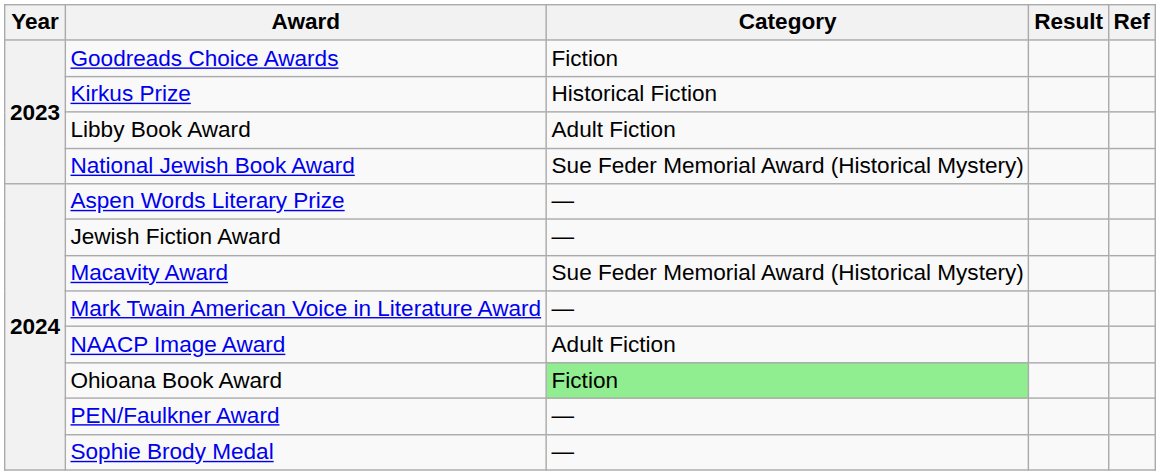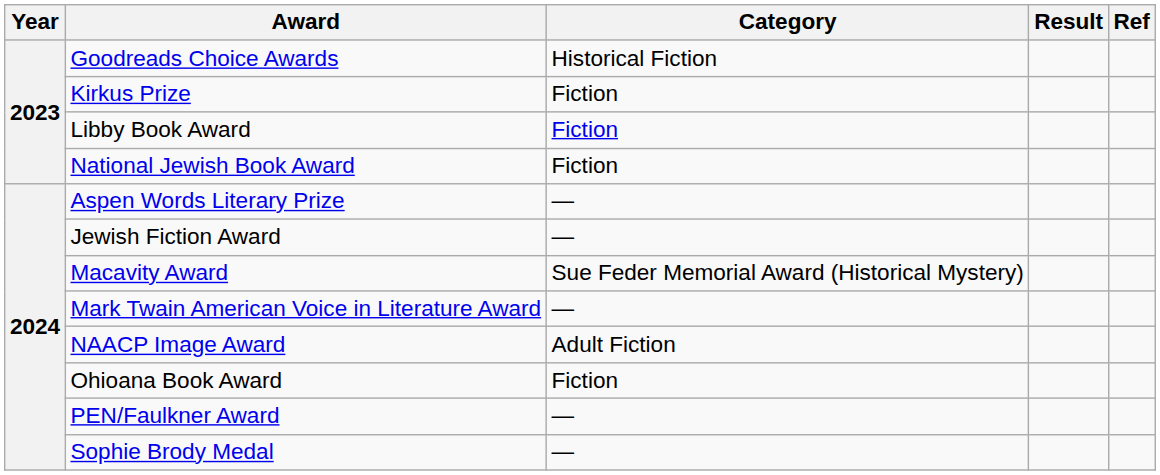(585, 58) Fiction -> (634, 58) Historical Fiction
(634, 93) Historical Fiction -> (585, 93) Fiction
(614, 129) Adult Fiction -> (585, 129) Fiction
(788, 165) Sue Feder Memorial Award (Historical Mystery) -> (585, 165) Fiction
(585, 380) lightgreen background -> (585, 380) no background
